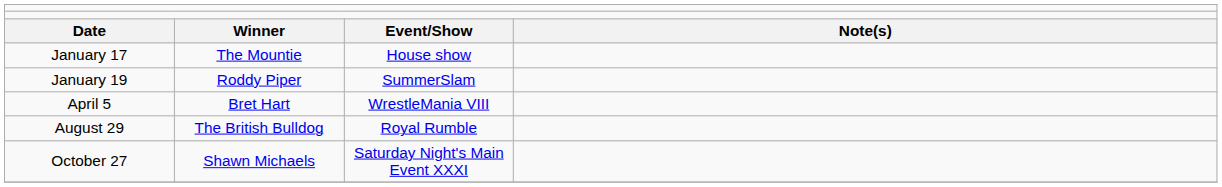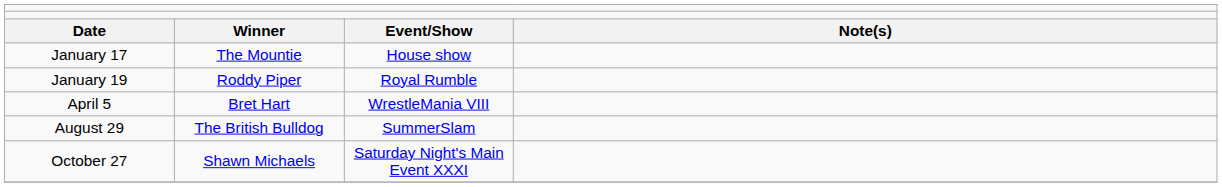(429, 79) SummerSlam -> (429, 79) Royal Rumble
(429, 128) Royal Rumble -> (429, 128) SummerSlam
